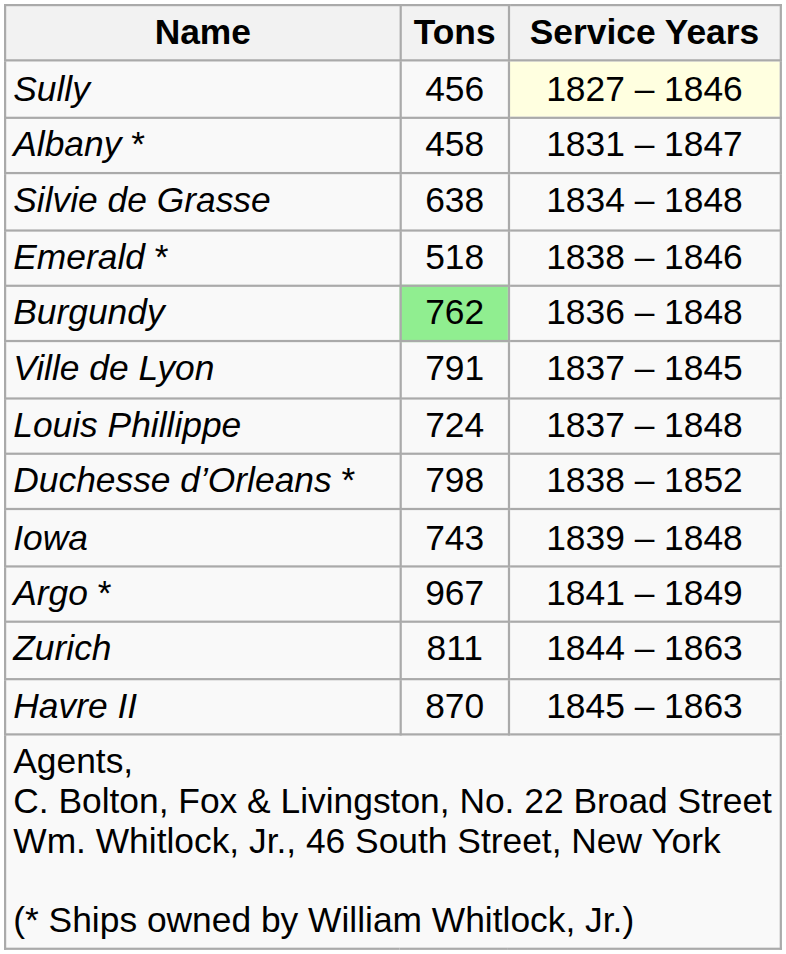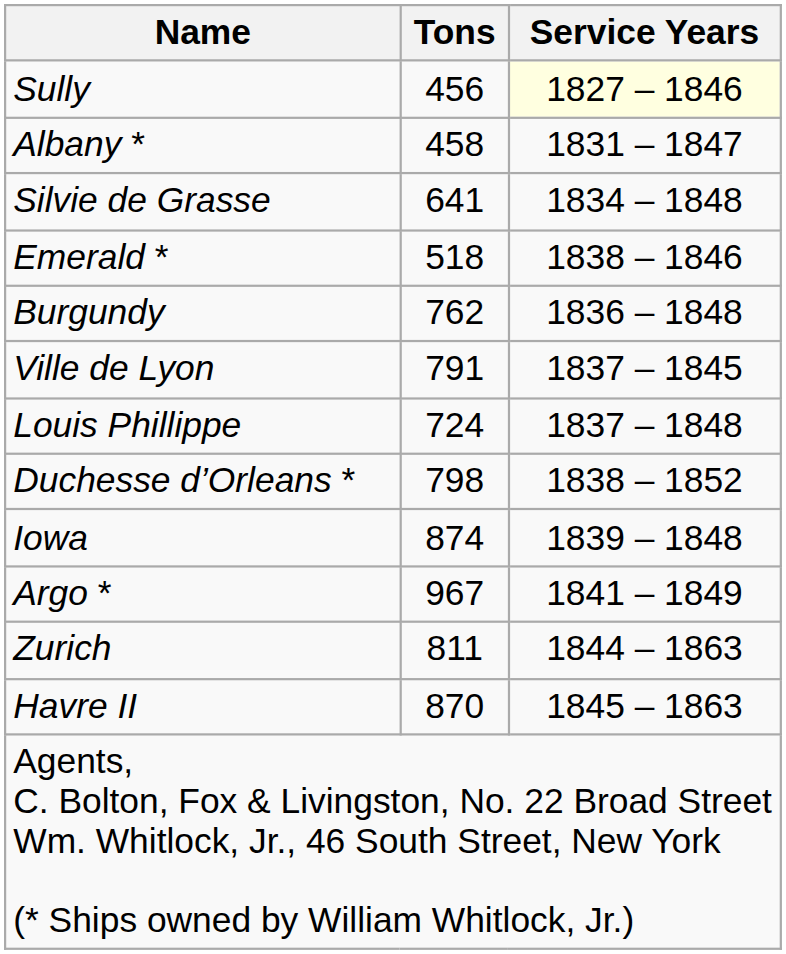(455, 200) 638 -> (455, 200) 641
(455, 312) lightgreen background -> (455, 312) no background
(455, 537) 743 -> (455, 537) 874
